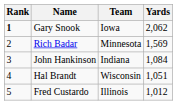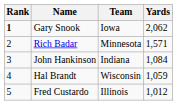(157, 44) 1,569 -> (157, 44) 1,571
(157, 76) 1,051 -> (157, 76) 1,059
